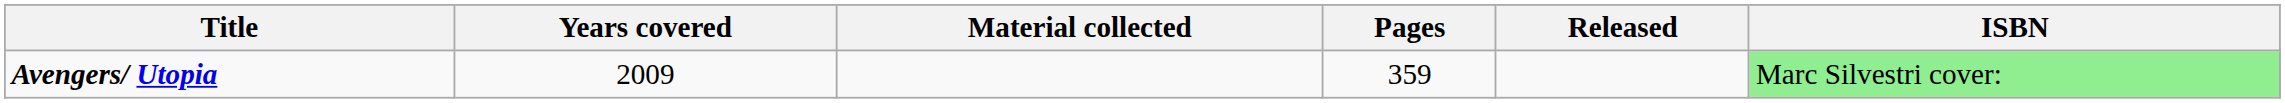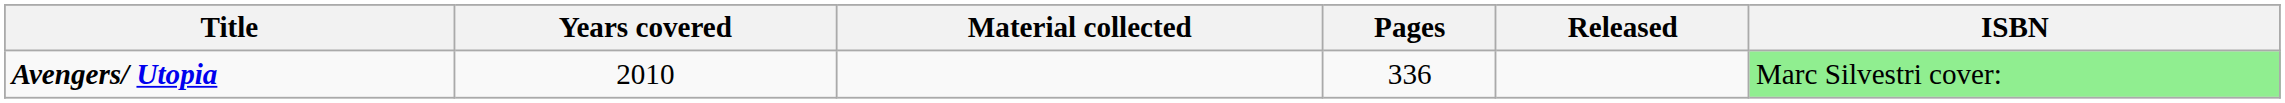(645, 73) 2009 -> (645, 73) 2010
(1410, 73) 359 -> (1410, 73) 336
